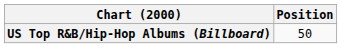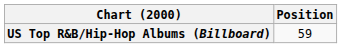(305, 33) 50 -> (305, 33) 59
